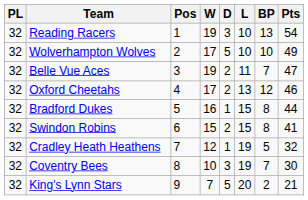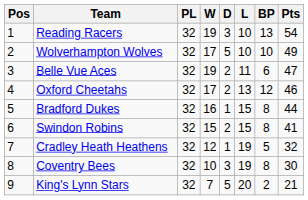columns swapped: (185, 14) <-> (15, 14)
(266, 71) 7 -> (266, 71) 6
(266, 166) 7 -> (266, 166) 8
